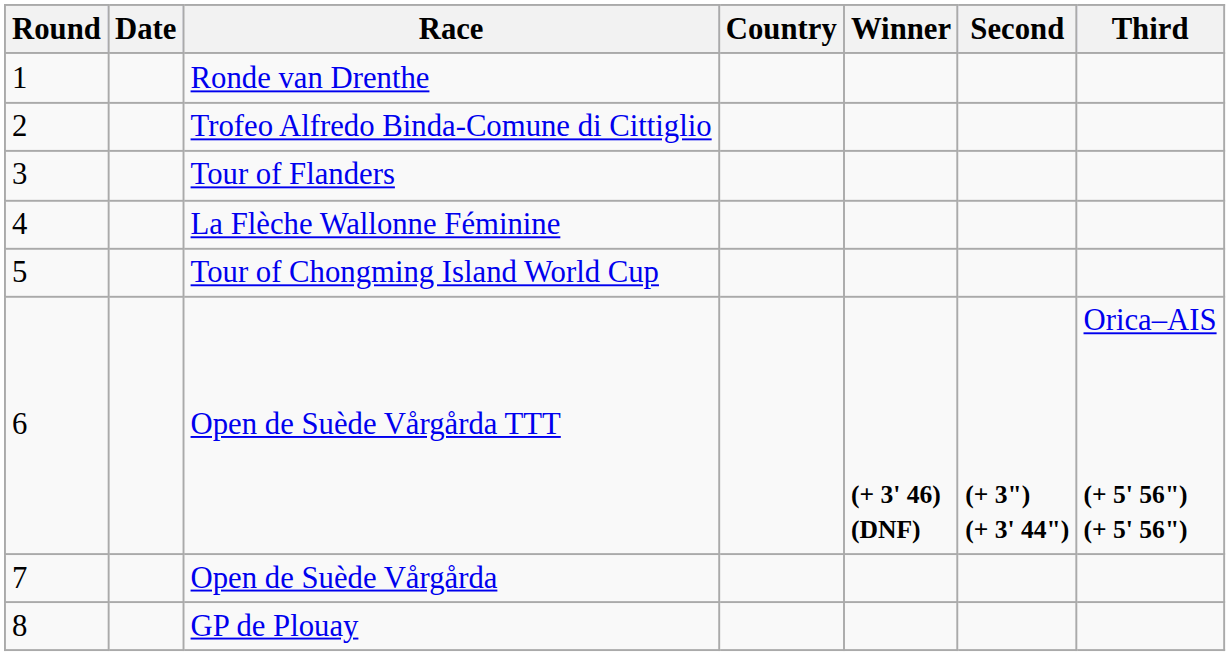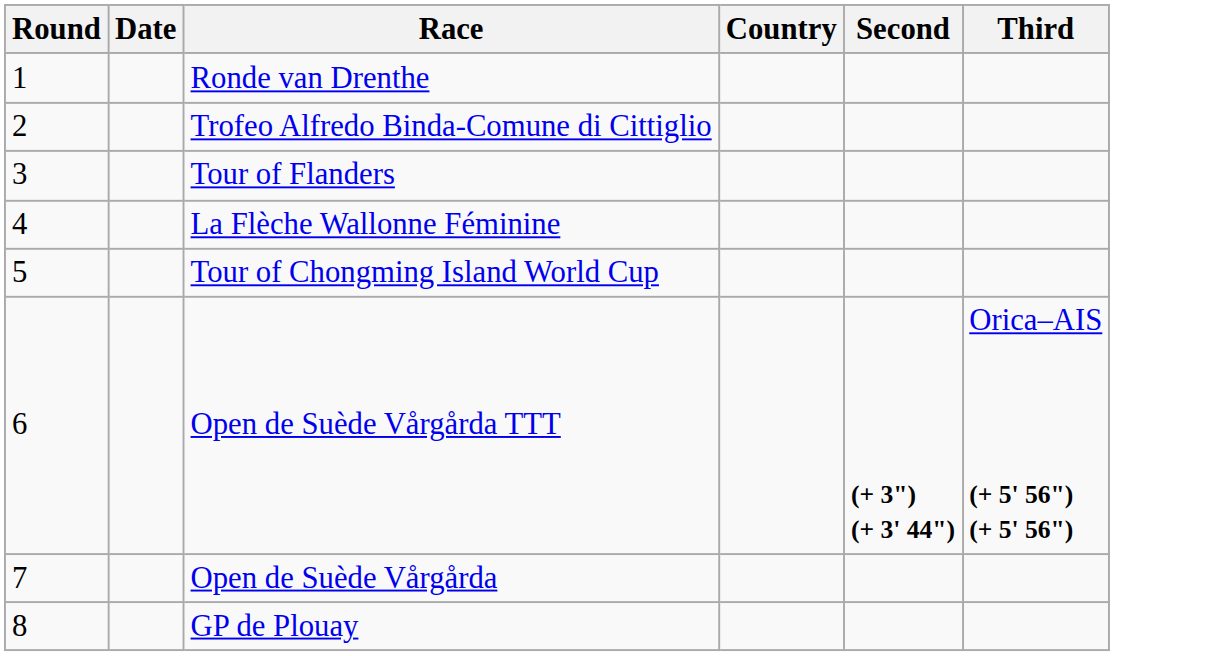- column: (901, 28)
